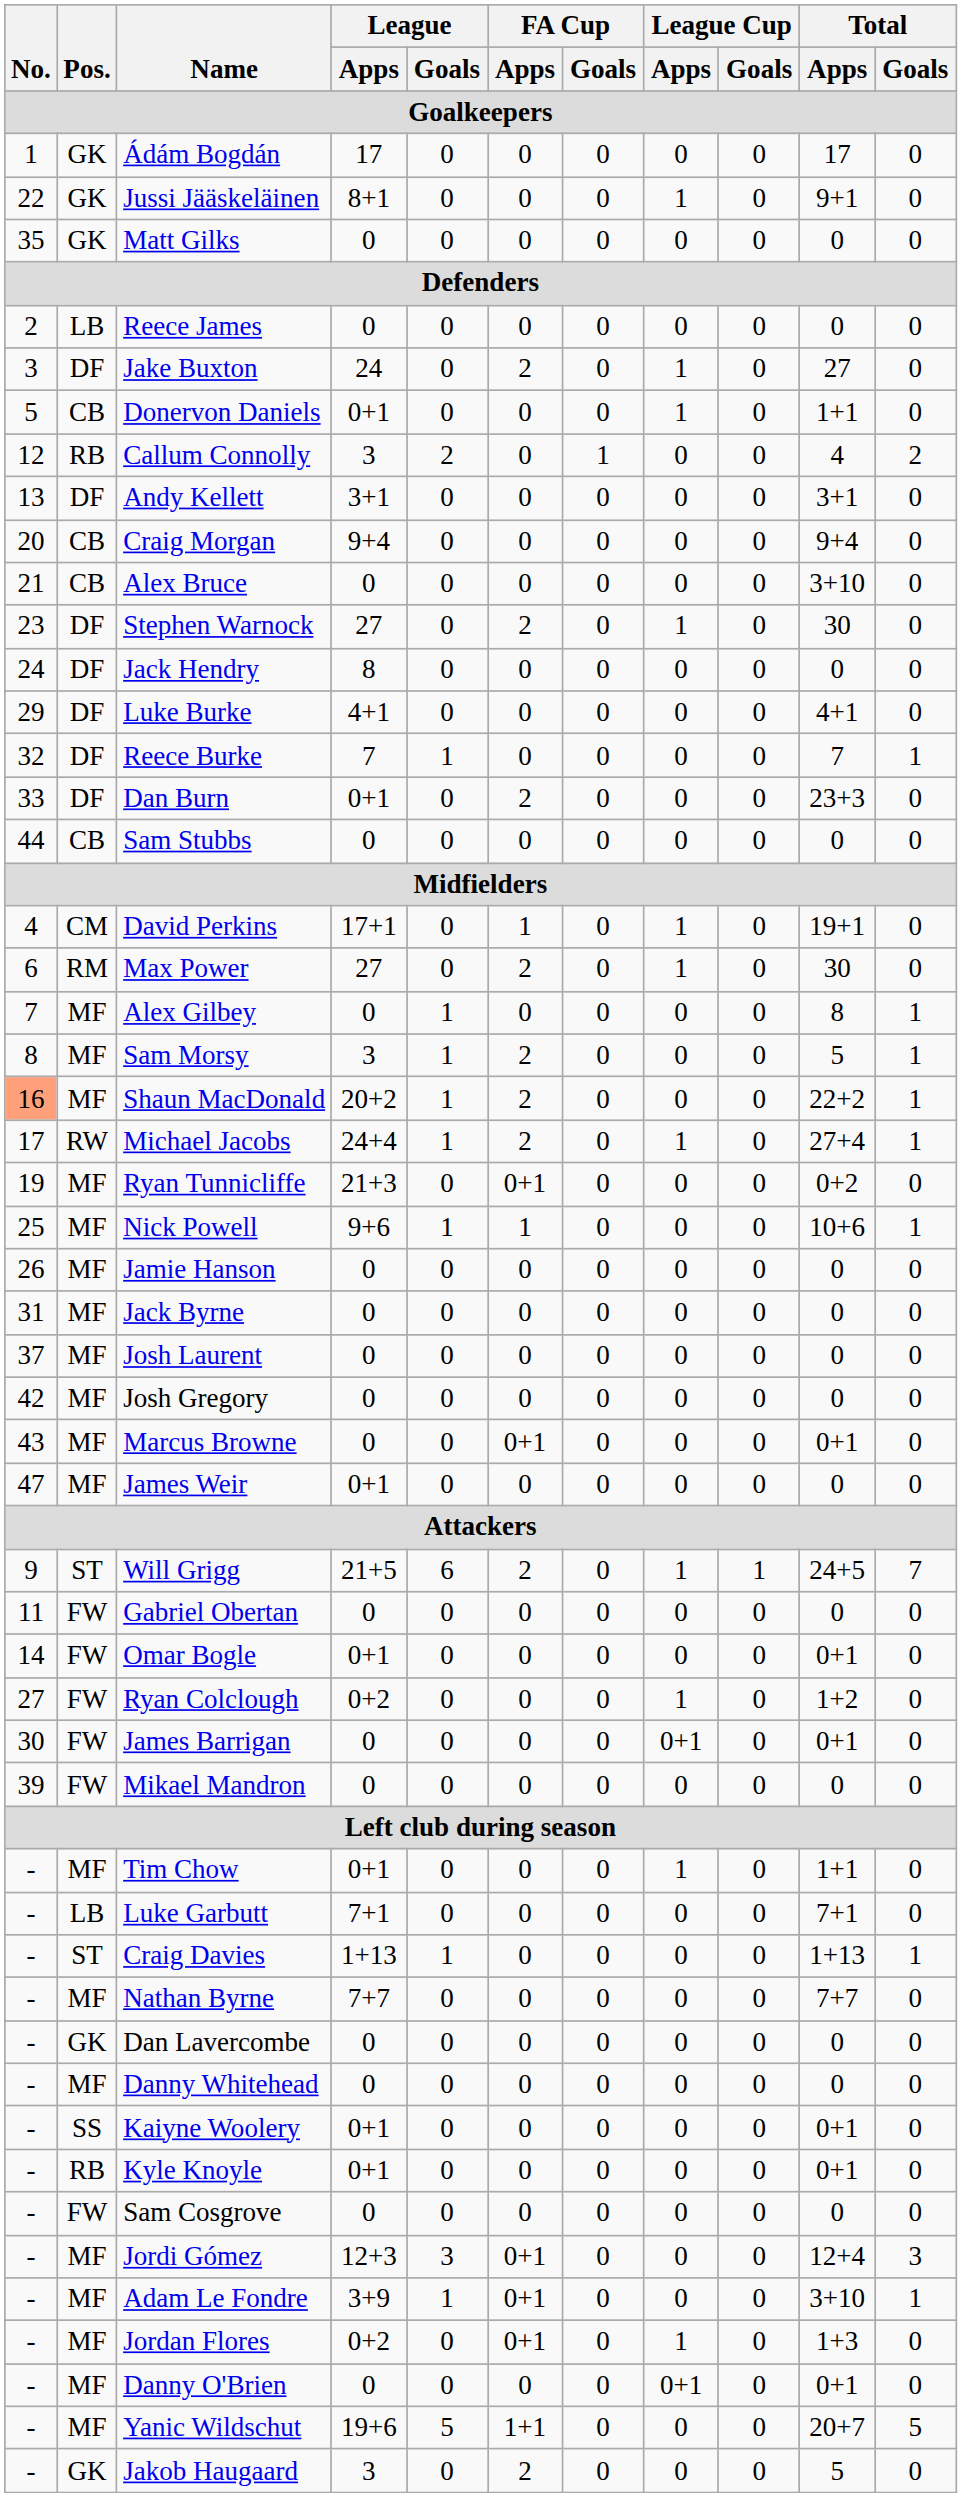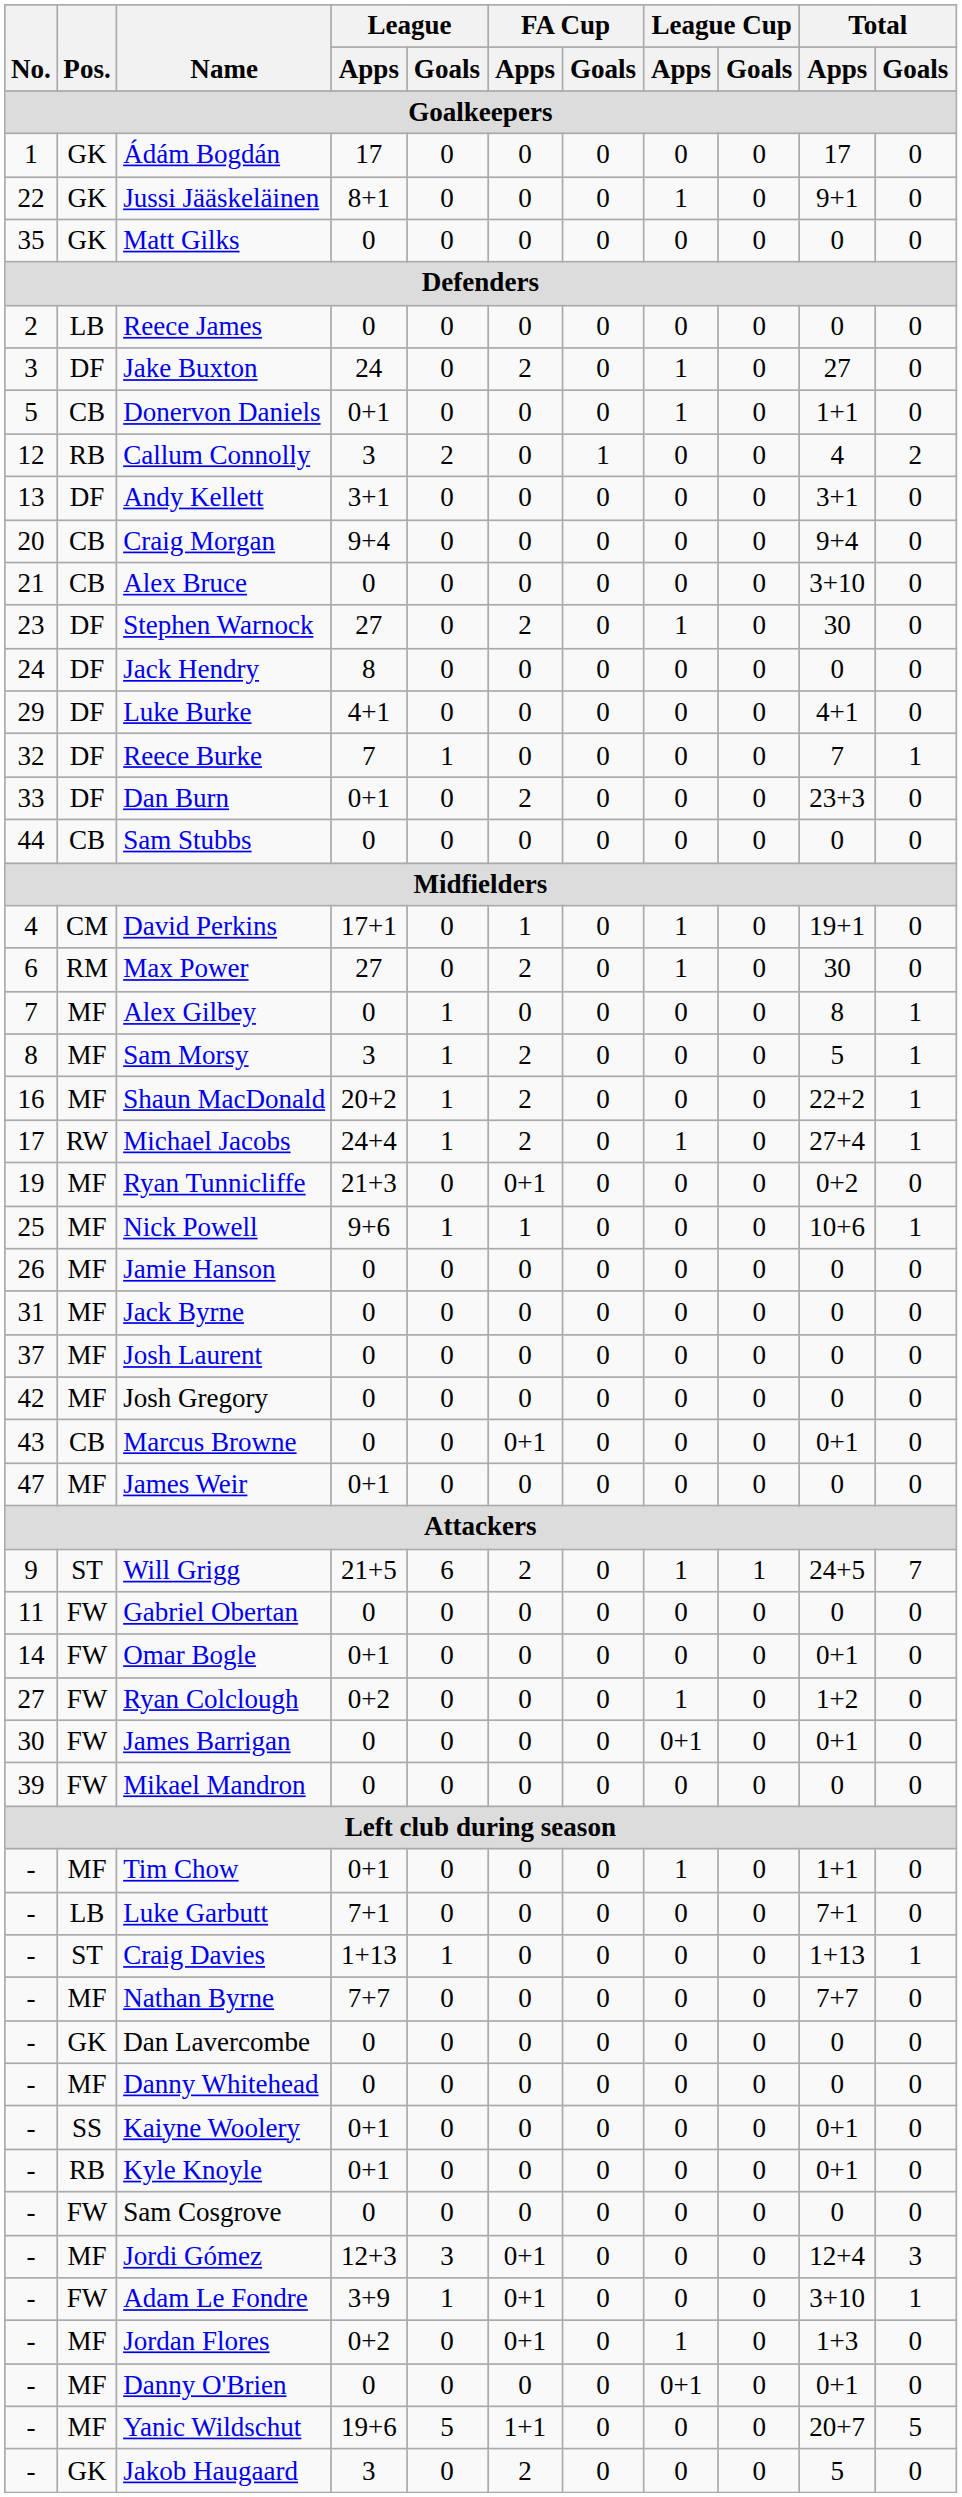(31, 1098) lightsalmon background -> (31, 1098) no background
(87, 1441) MF -> (87, 1441) CB
(87, 2298) MF -> (87, 2298) FW
